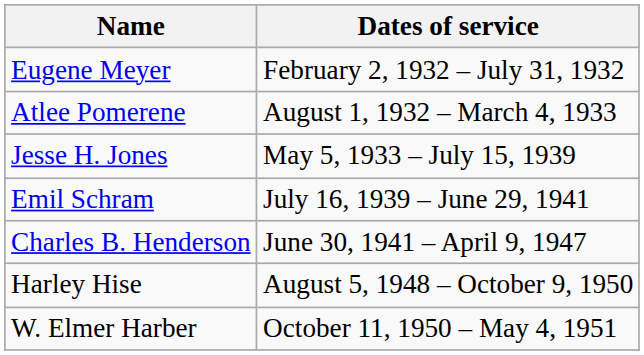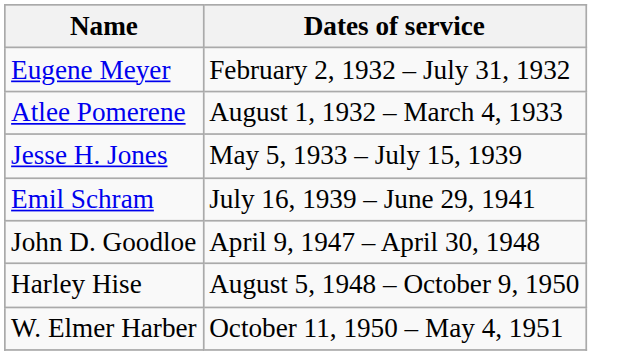- row: (131, 241)
+ row: (104, 241)
